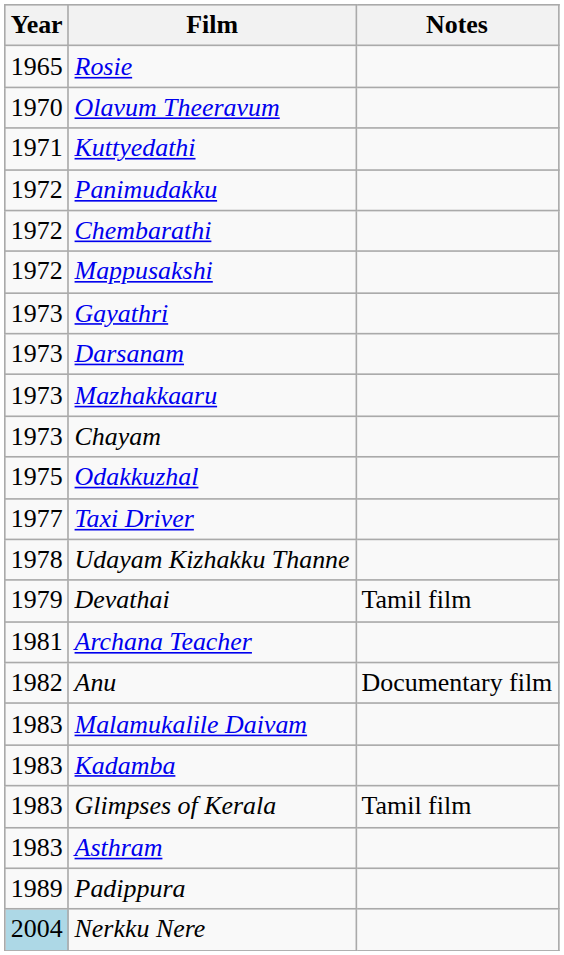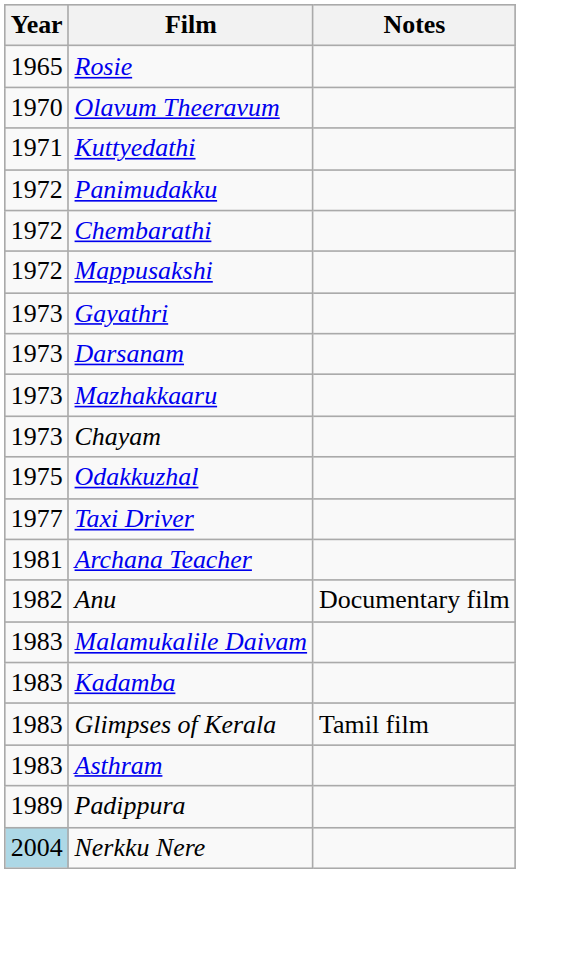- row: (212, 559)
- row: (122, 600)
